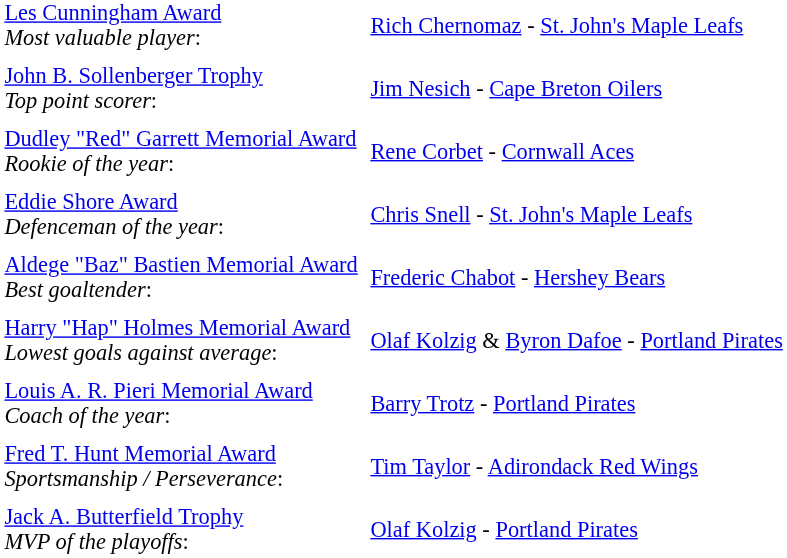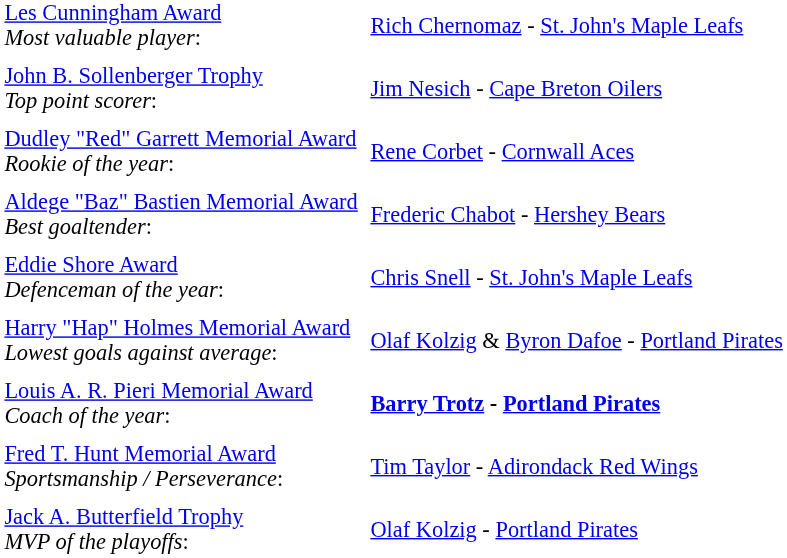rows swapped: (114, 214) <-> (181, 277)
(503, 403) normal -> (515, 403) bold
